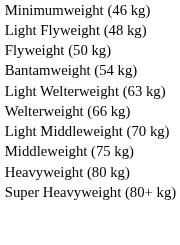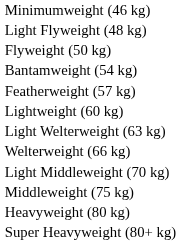+ row: (70, 91)
+ row: (64, 111)
